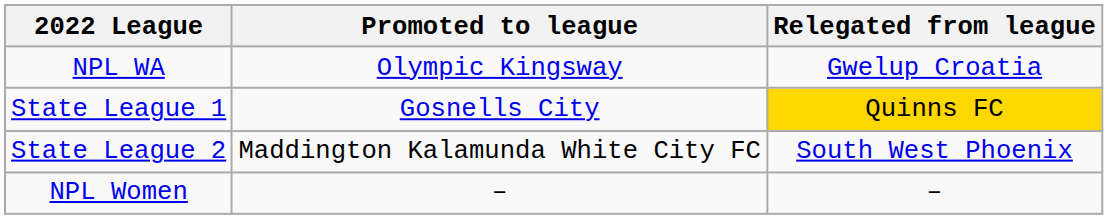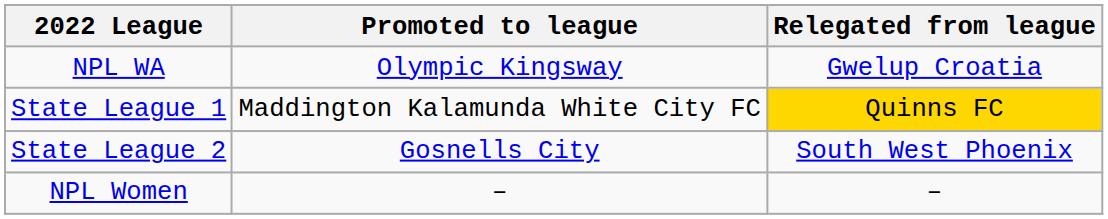(500, 109) Gosnells City -> (500, 109) Maddington Kalamunda White City FC
(500, 151) Maddington Kalamunda White City FC -> (500, 151) Gosnells City
